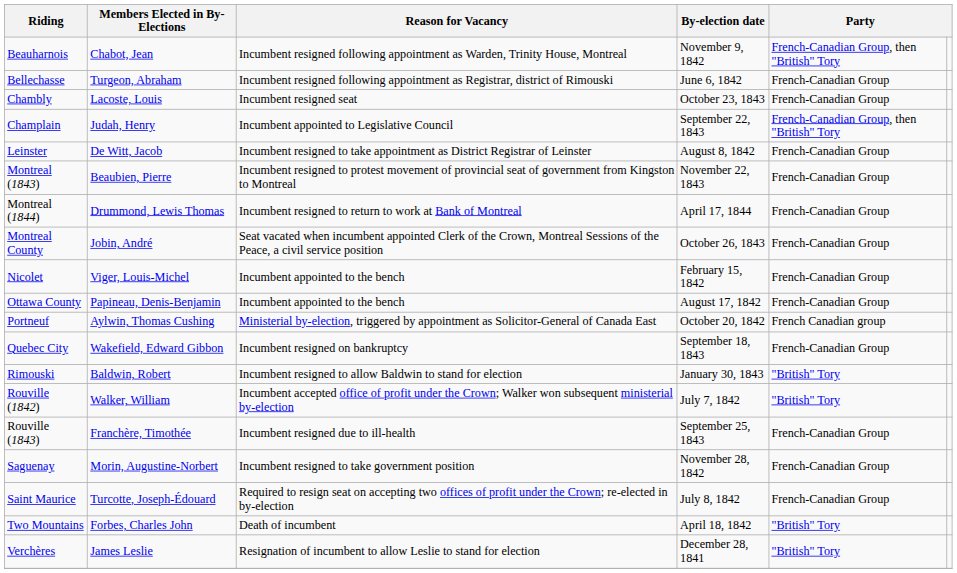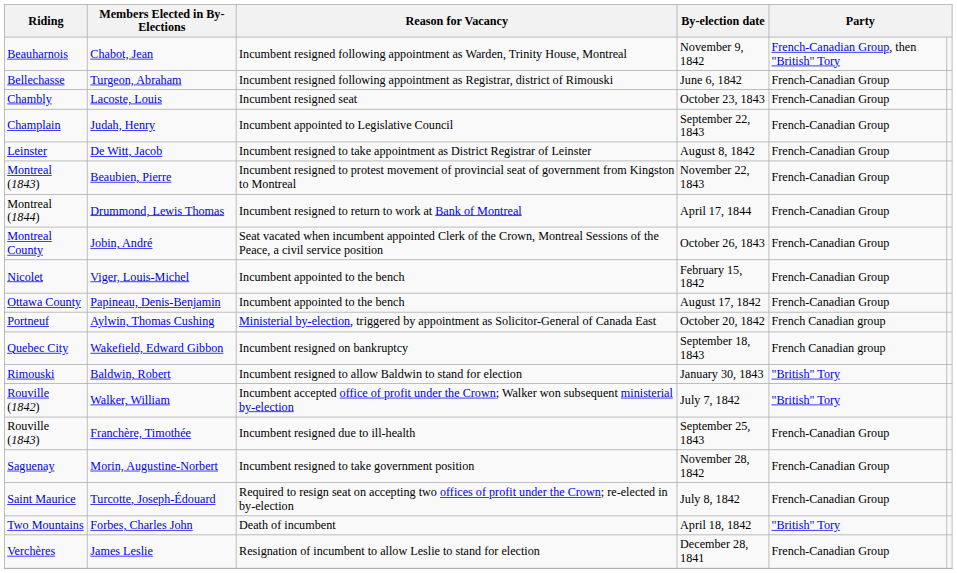(844, 125) French-Canadian Group, then "British" Tory -> (830, 125) French-Canadian Group
(830, 348) French-Canadian Group -> (829, 348) French Canadian group
(806, 551) "British" Tory -> (830, 551) French-Canadian Group
